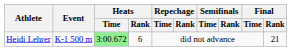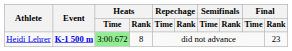(73, 39) normal -> (74, 39) bold
(140, 39) 6 -> (141, 39) 8
(275, 39) 21 -> (276, 39) 23
